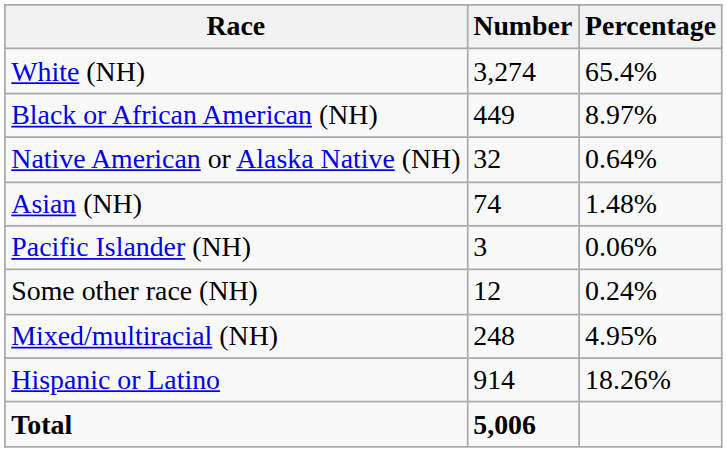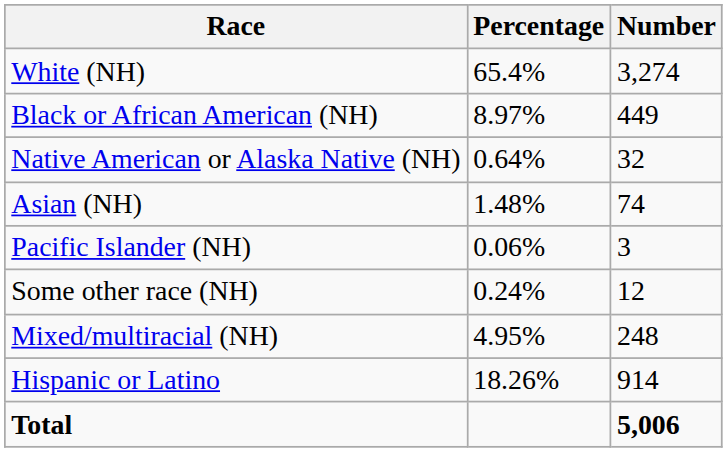columns swapped: (523, 26) <-> (651, 26)
